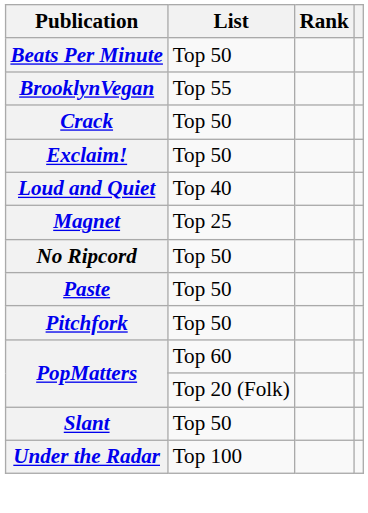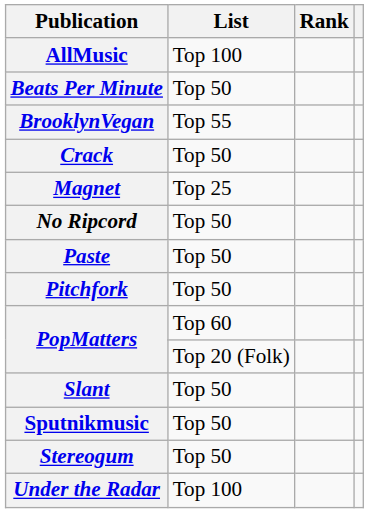+ row: (87, 54)
- row: (87, 155)
- row: (87, 188)
+ row: (87, 423)
+ row: (87, 456)
